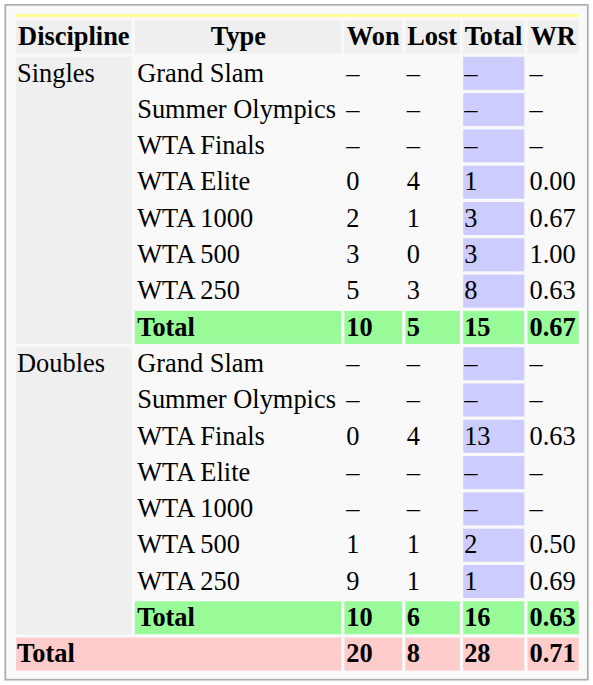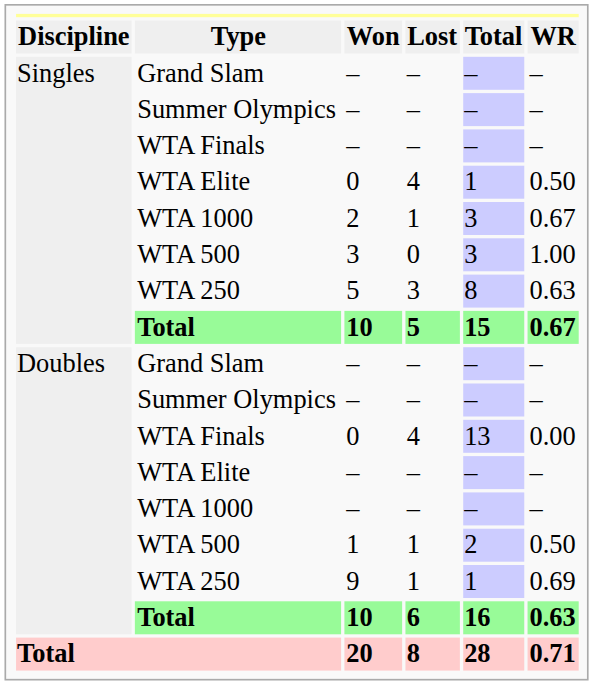(553, 182) 0.00 -> (553, 182) 0.50
(553, 436) 0.63 -> (553, 436) 0.00
